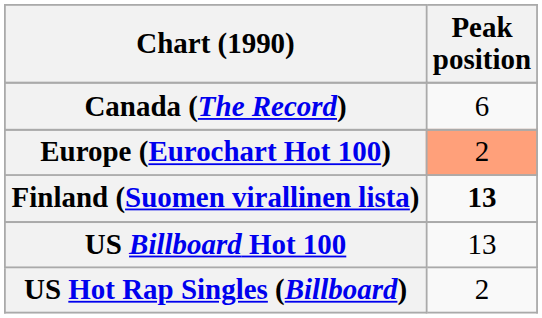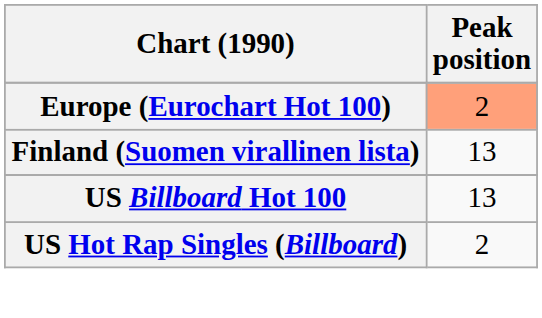- row: (216, 105)
(482, 197) bold -> (482, 151) normal
